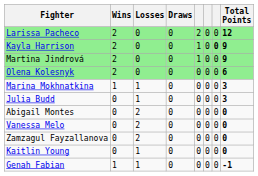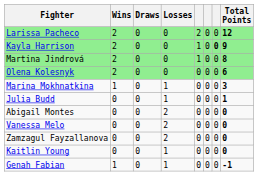columns swapped: (180, 16) <-> (150, 16)
(225, 60) 9 -> (225, 60) 8
(225, 99) 3 -> (225, 99) 1
